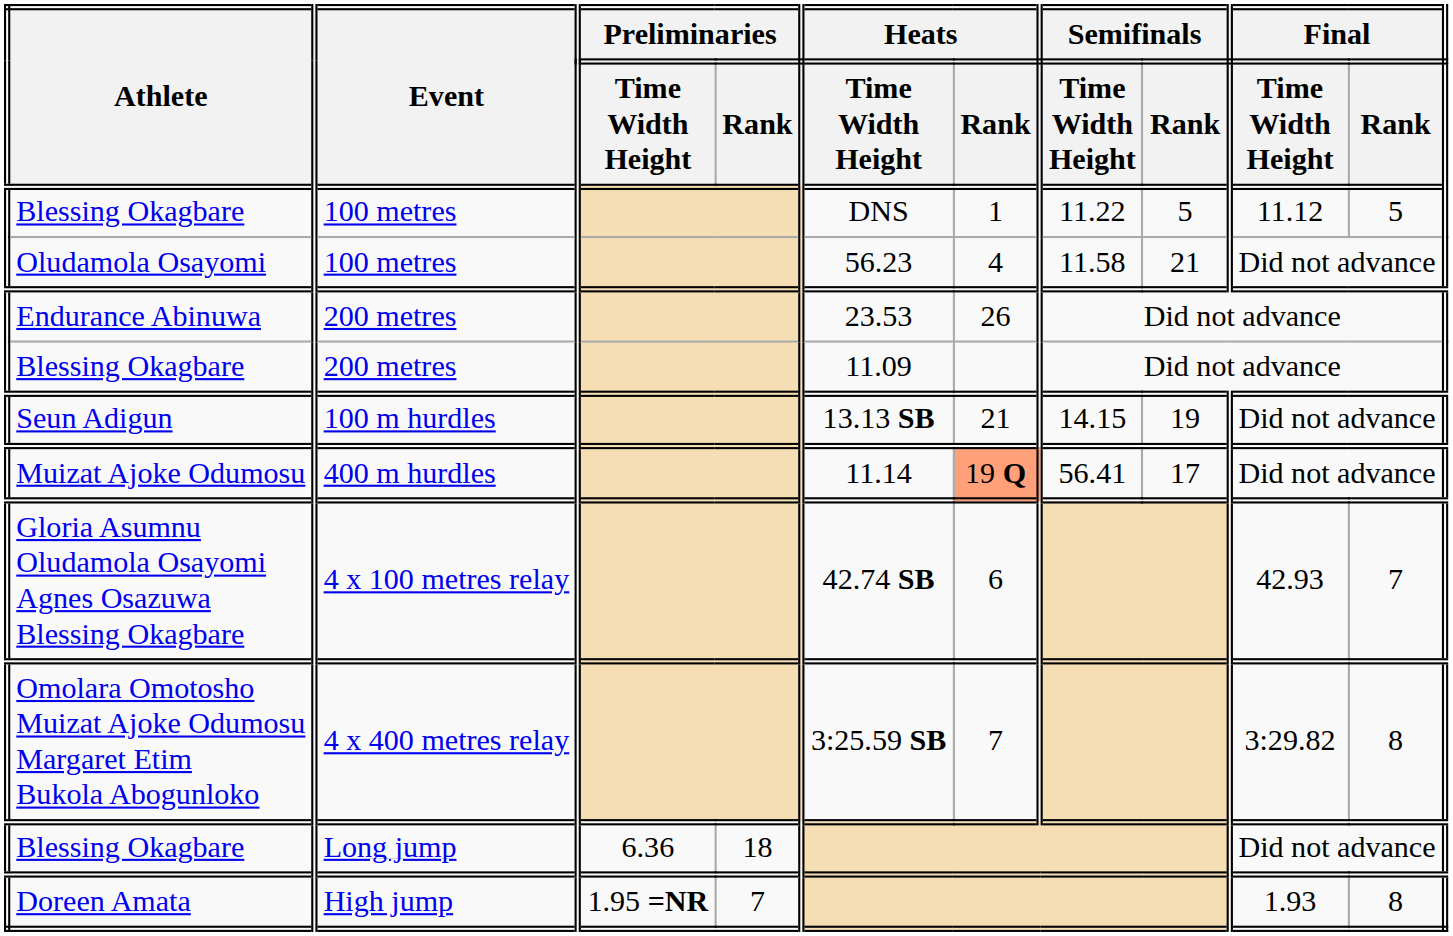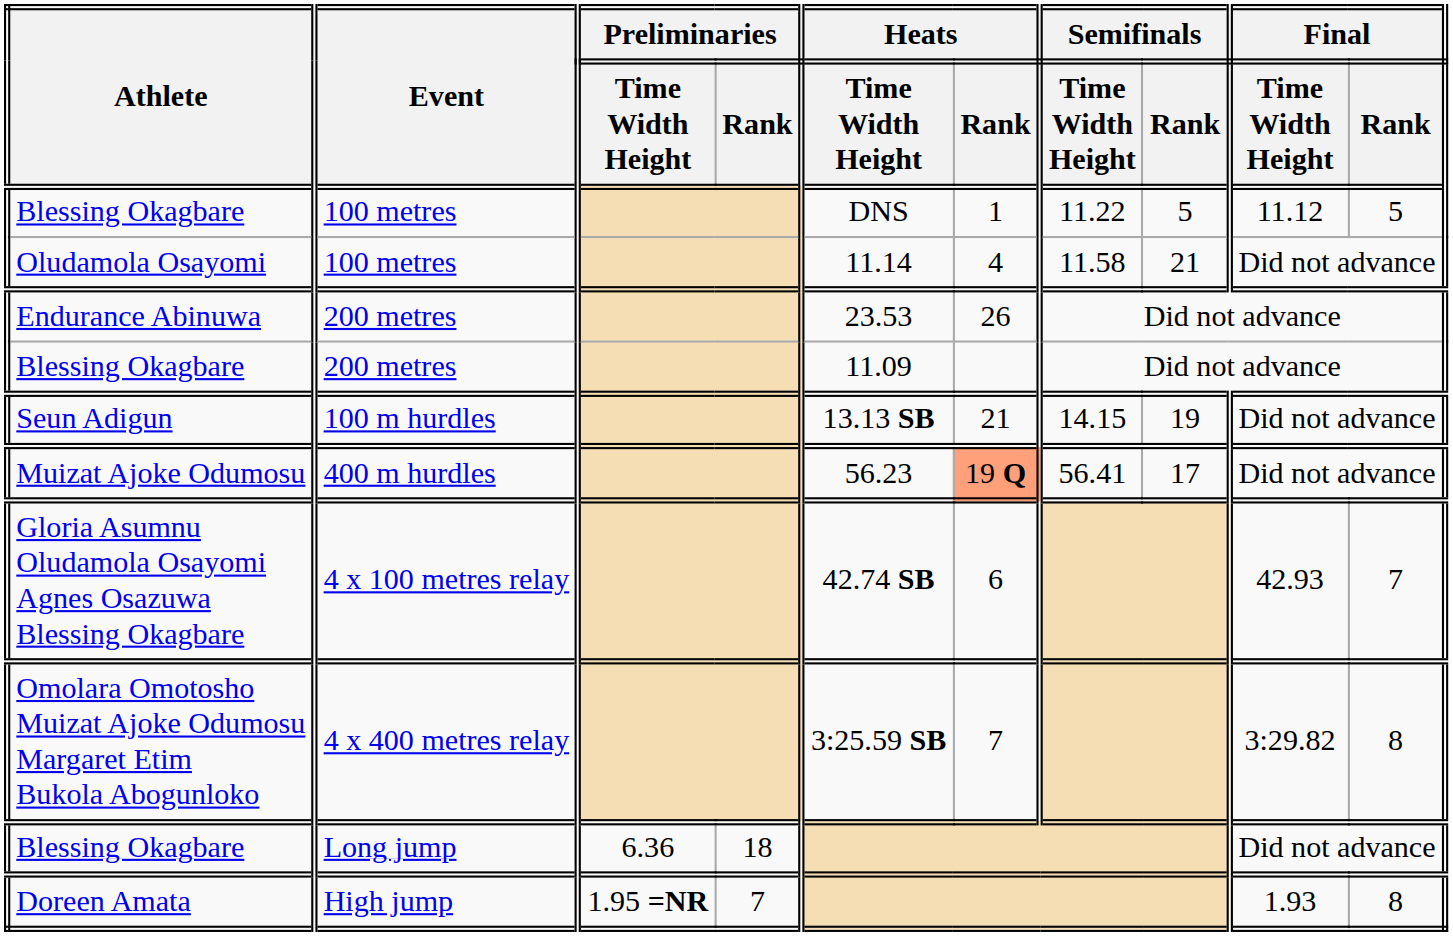(879, 262) 56.23 -> (879, 262) 11.14
(879, 473) 11.14 -> (879, 473) 56.23
